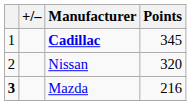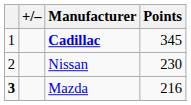(171, 64) 320 -> (171, 64) 230
